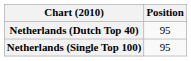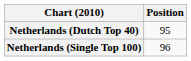(165, 47) 95 -> (165, 47) 96
